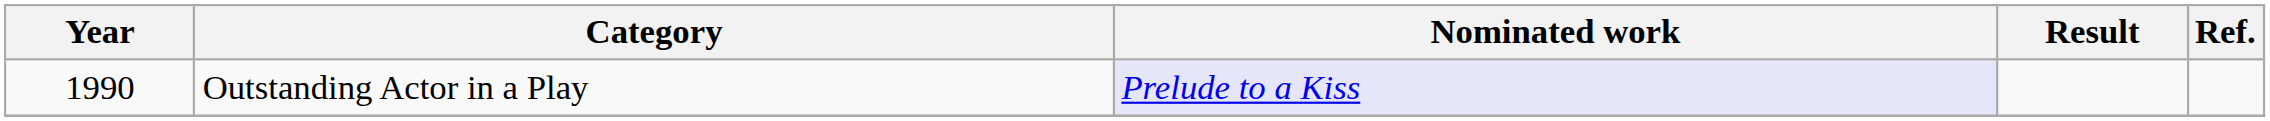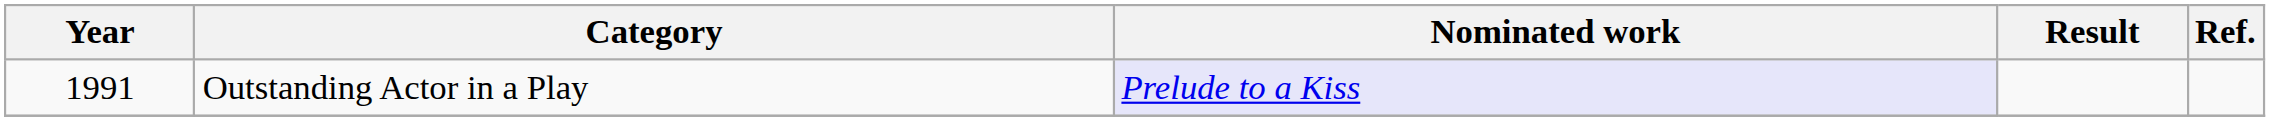(100, 87) 1990 -> (100, 87) 1991
